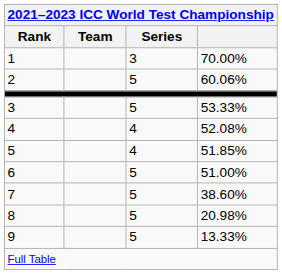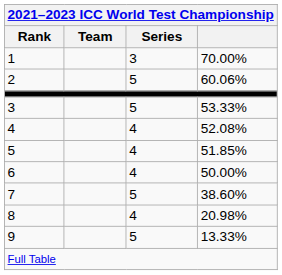(133, 172) 5 -> (133, 172) 4
(224, 172) 51.00% -> (224, 172) 50.00%
(133, 215) 5 -> (133, 215) 4
